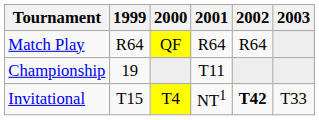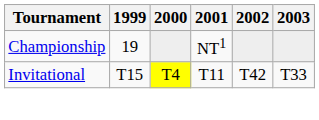- row: (46, 44)
(212, 70) T11 -> (212, 46) NT1
(212, 99) NT1 -> (212, 74) T11
(253, 99) bold -> (253, 74) normal
